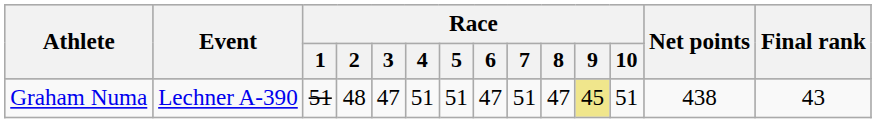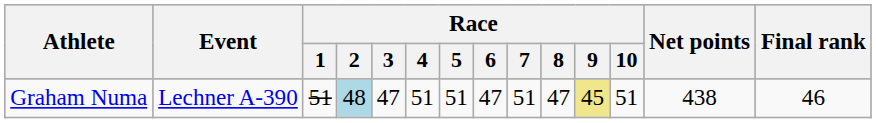(354, 98) no background -> (354, 98) lightblue background
(813, 98) 43 -> (813, 98) 46
